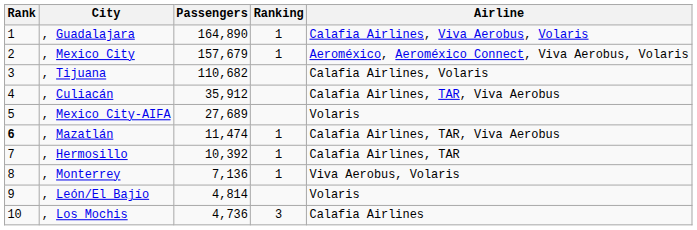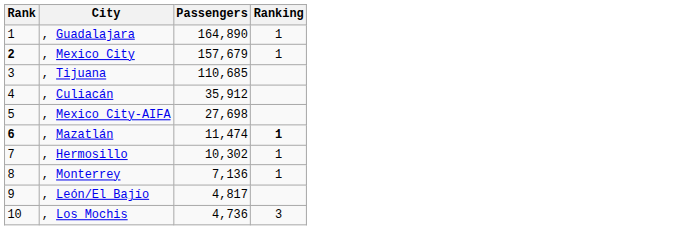- column: (499, 14)
(11, 54) normal -> (11, 54) bold
(223, 74) 110,682 -> (223, 74) 110,685
(226, 114) 27,689 -> (226, 114) 27,698
(279, 135) normal -> (279, 135) bold
(226, 155) 10,392 -> (226, 155) 10,302
(230, 195) 4,814 -> (230, 195) 4,817
